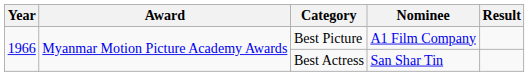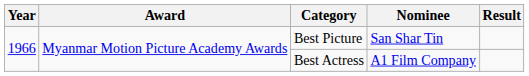(423, 37) A1 Film Company -> (407, 37) San Shar Tin
(407, 60) San Shar Tin -> (423, 60) A1 Film Company
